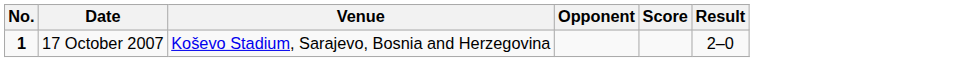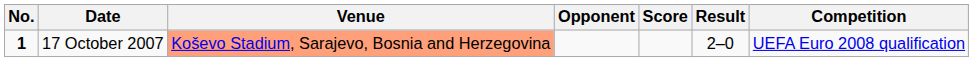+ column: (859, 17)
(361, 43) no background -> (361, 43) lightsalmon background
